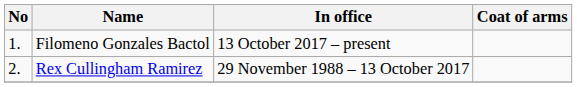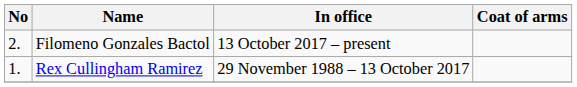(14, 43) 1. -> (14, 43) 2.
(14, 69) 2. -> (14, 69) 1.
